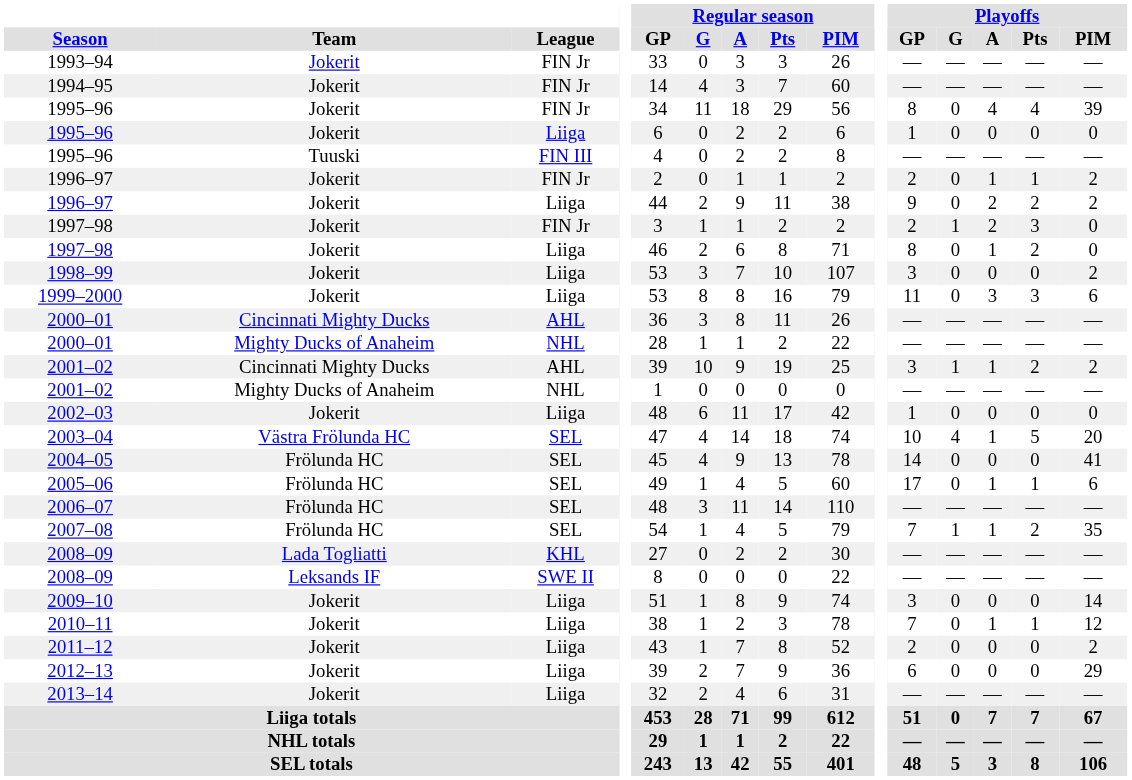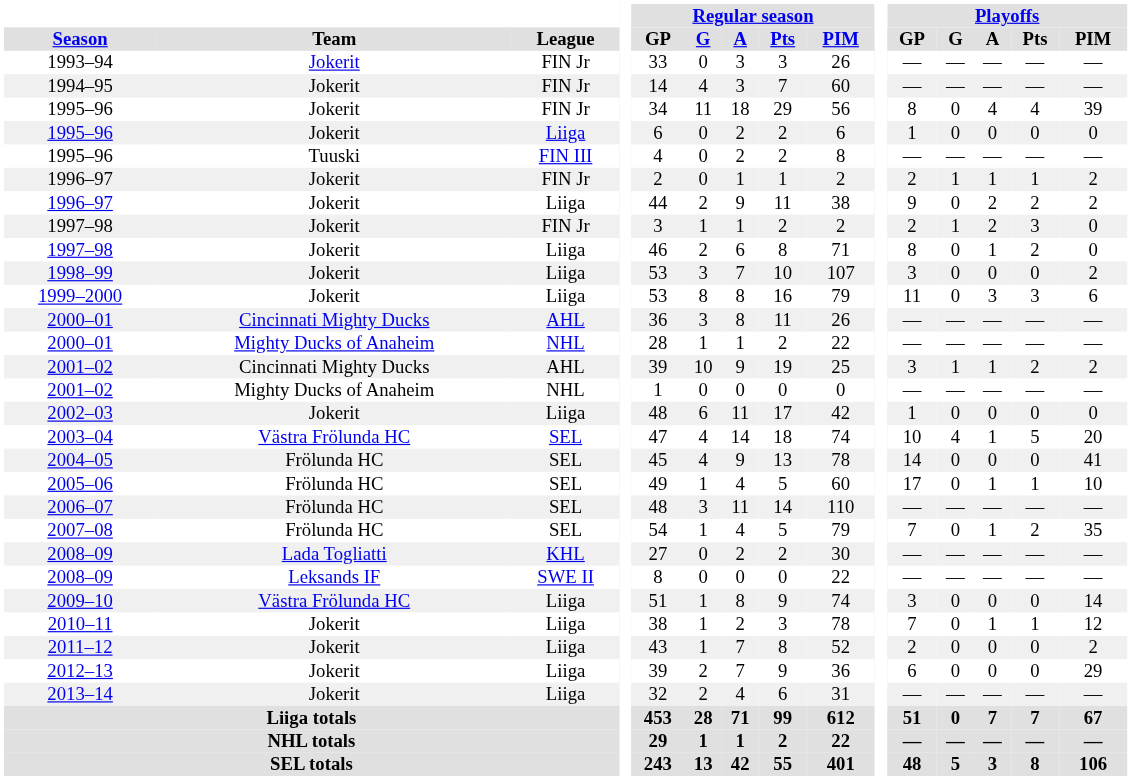(955, 179) 0 -> (955, 179) 1
(1093, 483) 6 -> (1093, 483) 10
(955, 530) 1 -> (955, 530) 0
(334, 600) Jokerit -> (334, 600) Västra Frölunda HC
